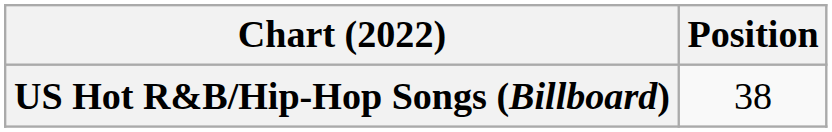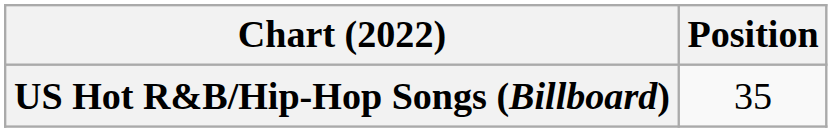(753, 95) 38 -> (753, 95) 35
